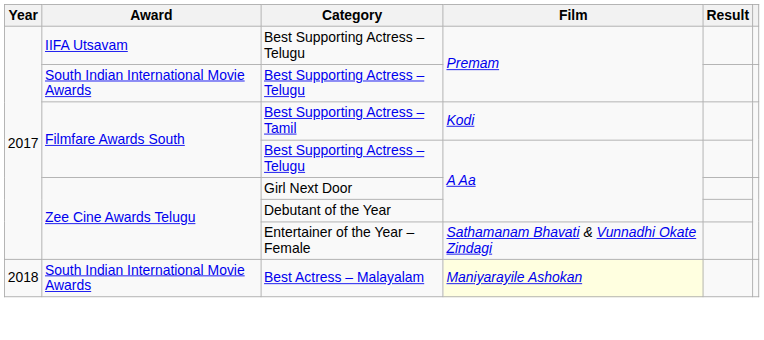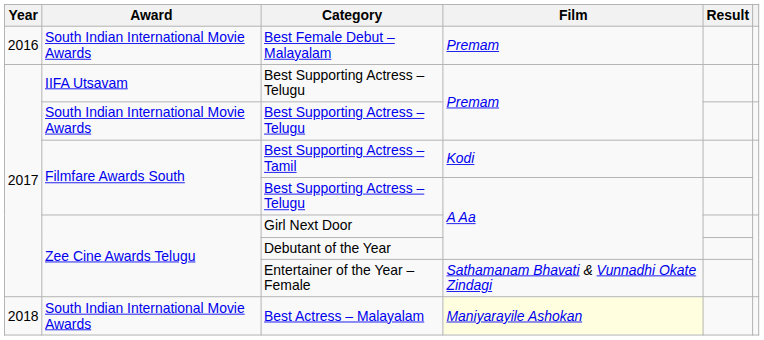+ row: (145, 45)
